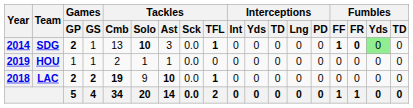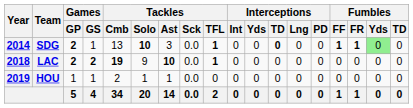(278, 45) normal -> (278, 45) bold
(357, 45) 0 -> (357, 45) 1
rows swapped: (48, 78) <-> (48, 62)
